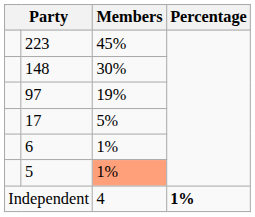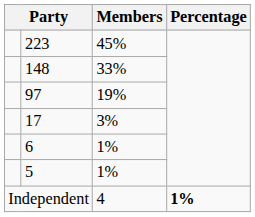(111, 69) 30% -> (111, 69) 33%
(107, 120) 5% -> (107, 120) 3%
(107, 172) lightsalmon background -> (107, 172) no background
